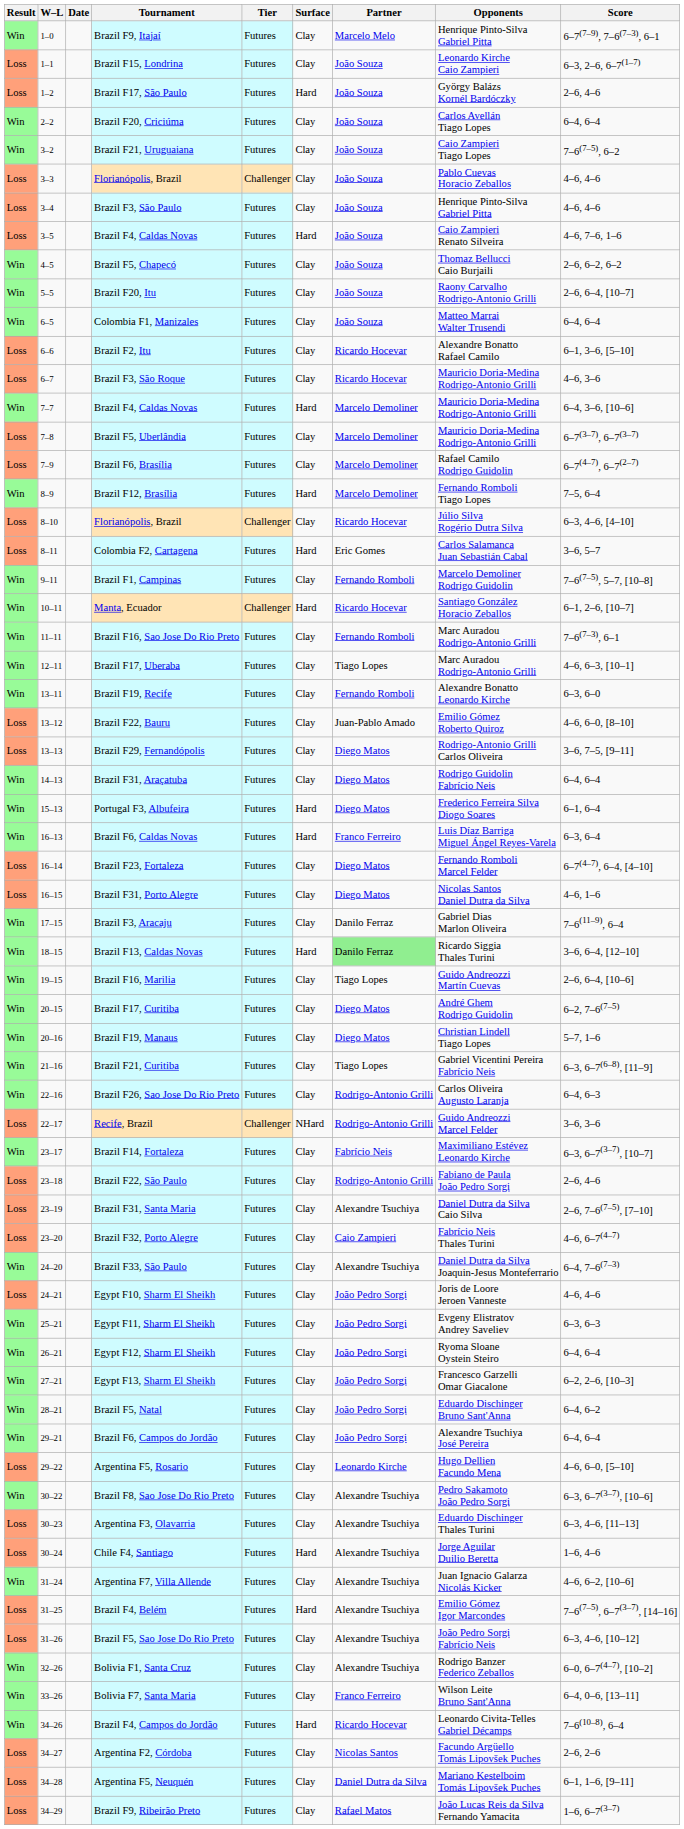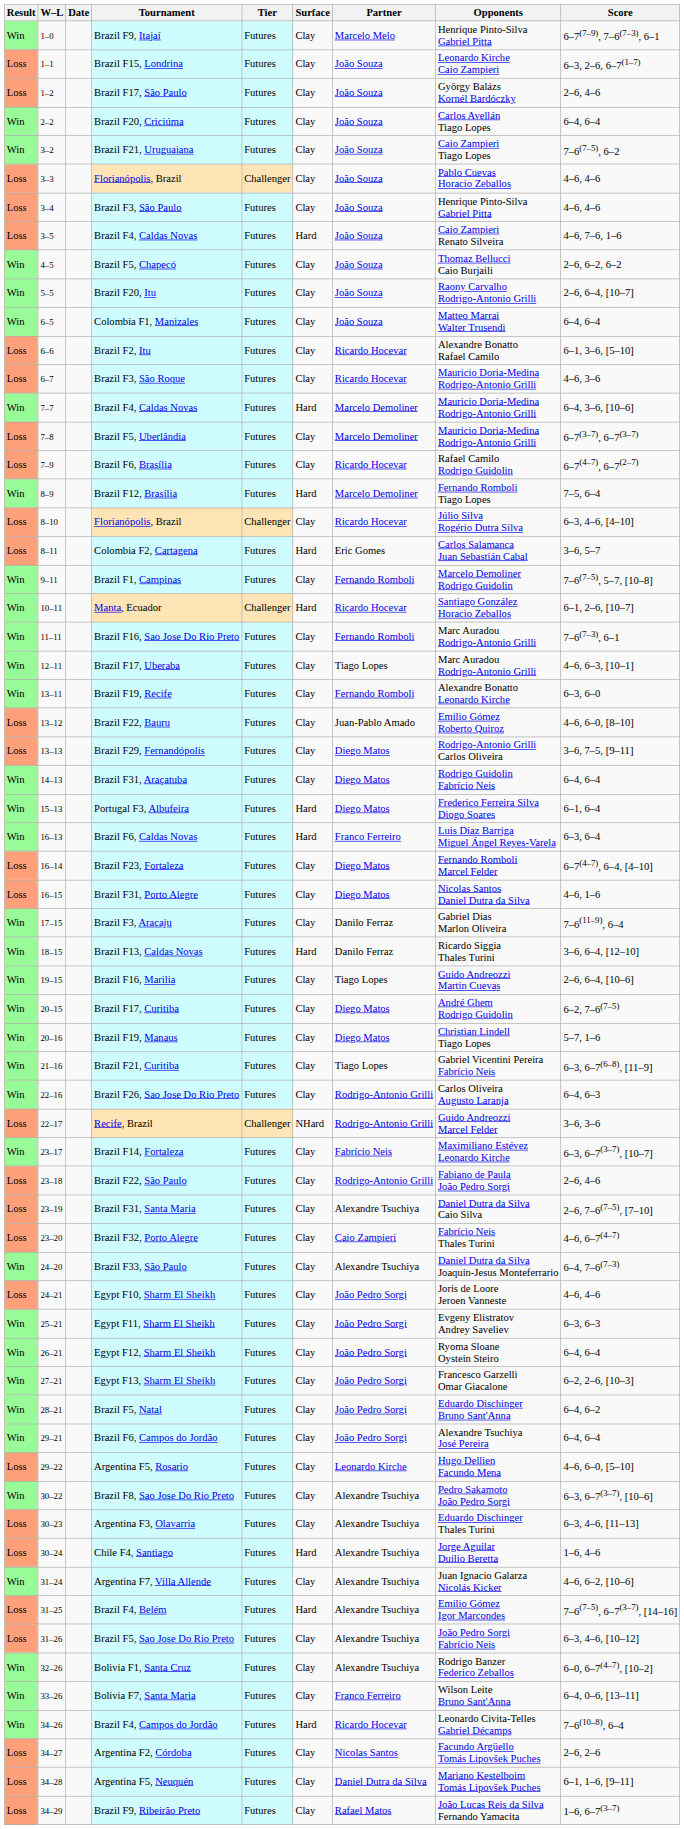(306, 92) Hard -> (305, 92) Clay
(376, 464) Marcelo Demoliner -> (371, 464) Ricardo Hocevar
(364, 951) lightgreen background -> (364, 951) no background
